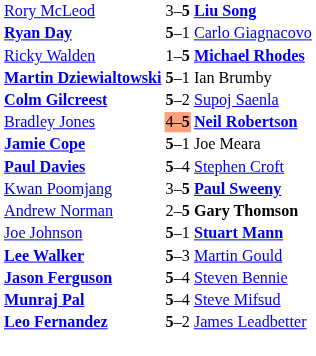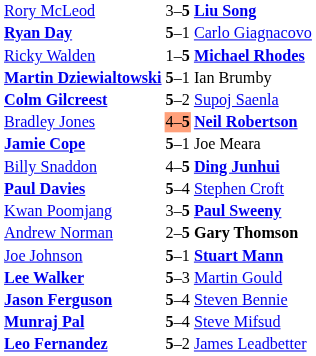+ row: (50, 166)
